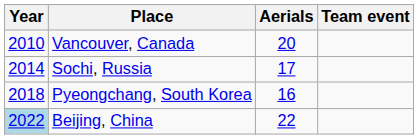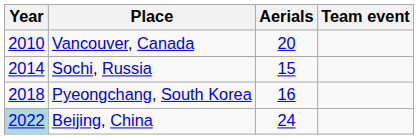(286, 69) 17 -> (286, 69) 15
(286, 120) 22 -> (286, 120) 24
